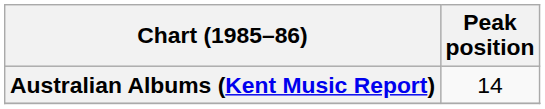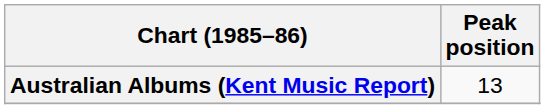(490, 84) 14 -> (490, 84) 13
